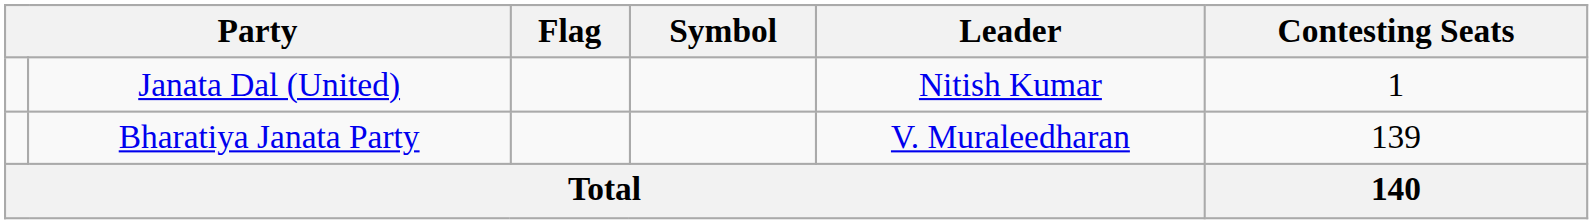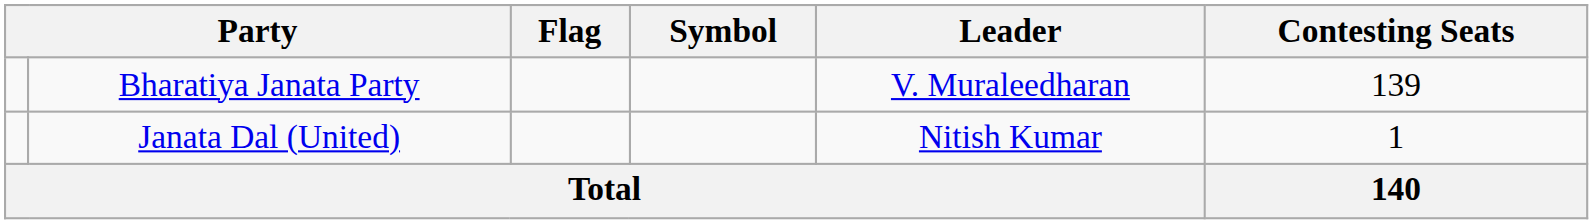rows swapped: (269, 137) <-> (269, 84)
